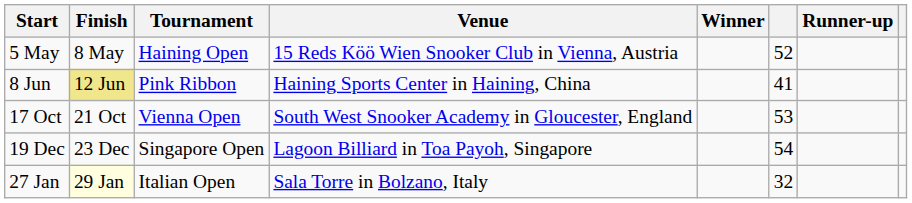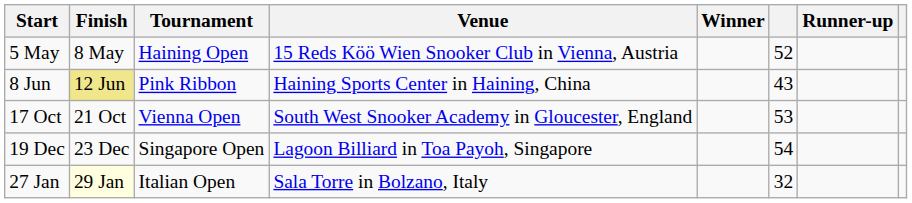(783, 85) 41 -> (783, 85) 43
